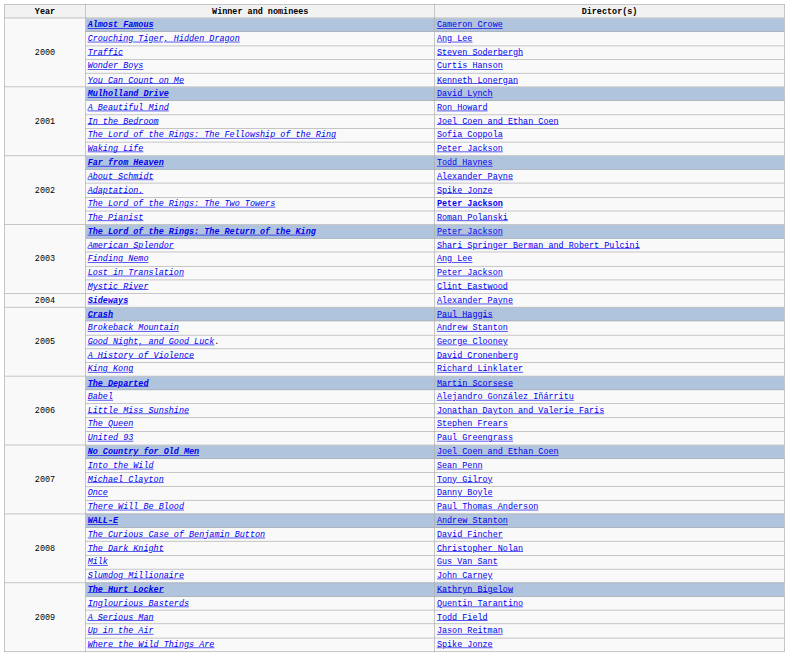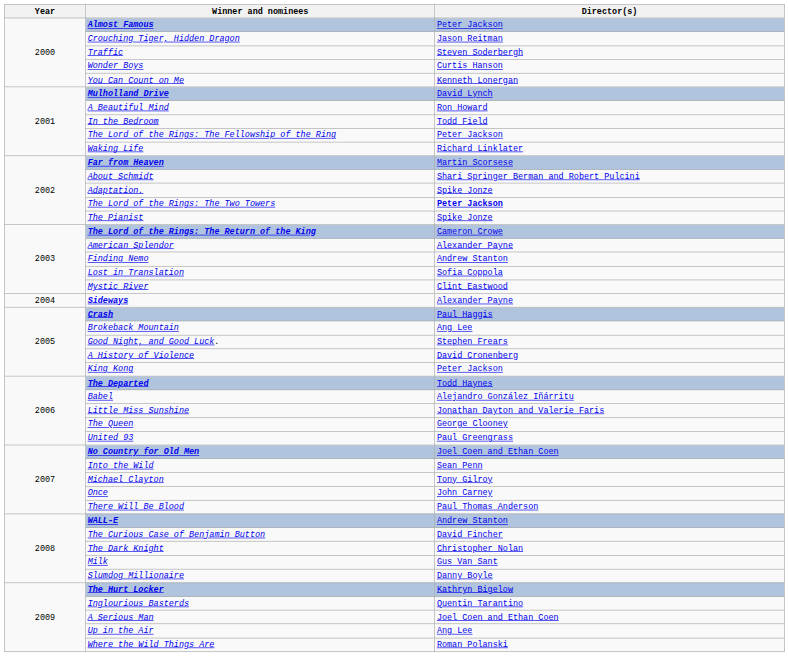(470, 25) Cameron Crowe -> (470, 25) Peter Jackson
(455, 39) Ang Lee -> (470, 39) Jason Reitman
(498, 121) Joel Coen and Ethan Coen -> (462, 121) Todd Field
(470, 135) Sofia Coppola -> (470, 135) Peter Jackson
(470, 149) Peter Jackson -> (480, 149) Richard Linklater
(465, 163) Todd Haynes -> (475, 163) Martin Scorsese
(475, 176) Alexander Payne -> (538, 176) Shari Springer Berman and Robert Pulcini
(472, 218) Roman Polanski -> (465, 218) Spike Jonze
(470, 232) Peter Jackson -> (470, 232) Cameron Crowe
(538, 245) Shari Springer Berman and Robert Pulcini -> (475, 245) Alexander Payne
(455, 259) Ang Lee -> (472, 259) Andrew Stanton
(470, 273) Peter Jackson -> (470, 273) Sofia Coppola
(472, 328) Andrew Stanton -> (455, 328) Ang Lee
(472, 342) George Clooney -> (472, 342) Stephen Frears
(480, 369) Richard Linklater -> (470, 369) Peter Jackson
(475, 383) Martin Scorsese -> (465, 383) Todd Haynes
(472, 424) Stephen Frears -> (472, 424) George Clooney
(465, 493) Danny Boyle -> (465, 493) John Carney
(465, 576) John Carney -> (465, 576) Danny Boyle
(462, 617) Todd Field -> (498, 617) Joel Coen and Ethan Coen
(470, 631) Jason Reitman -> (455, 631) Ang Lee
(465, 645) Spike Jonze -> (472, 645) Roman Polanski
